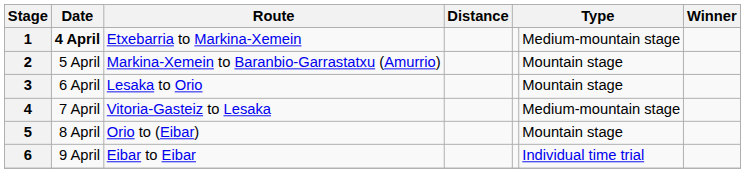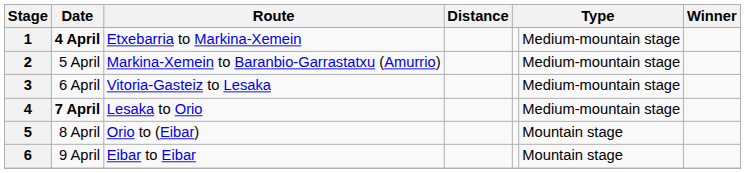(573, 62) Mountain stage -> (601, 62) Medium-mountain stage
(155, 86) Lesaka to Orio -> (189, 86) Vitoria-Gasteiz to Lesaka
(573, 86) Mountain stage -> (601, 86) Medium-mountain stage
(80, 109) normal -> (77, 109) bold
(189, 109) Vitoria-Gasteiz to Lesaka -> (155, 109) Lesaka to Orio
(583, 156) Individual time trial -> (573, 156) Mountain stage
